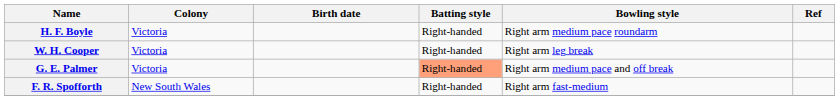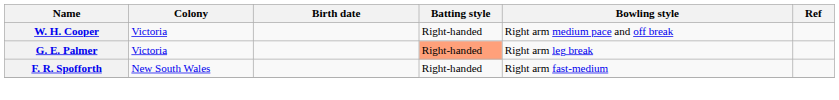- row: (67, 32)
(549, 50) Right arm leg break -> (589, 32) Right arm medium pace and off break
(589, 68) Right arm medium pace and off break -> (549, 50) Right arm leg break
